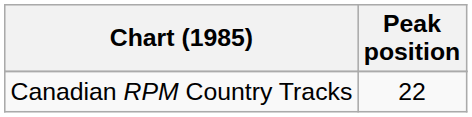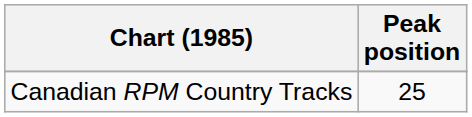(412, 91) 22 -> (412, 91) 25
